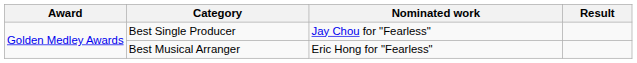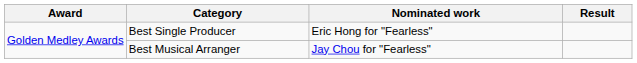(371, 31) Jay Chou for "Fearless" -> (372, 31) Eric Hong for "Fearless"
(372, 49) Eric Hong for "Fearless" -> (371, 49) Jay Chou for "Fearless"
